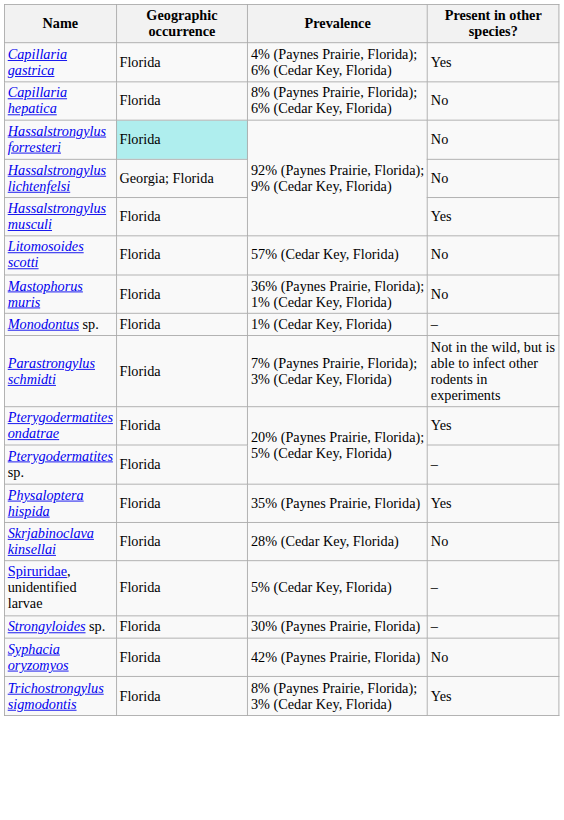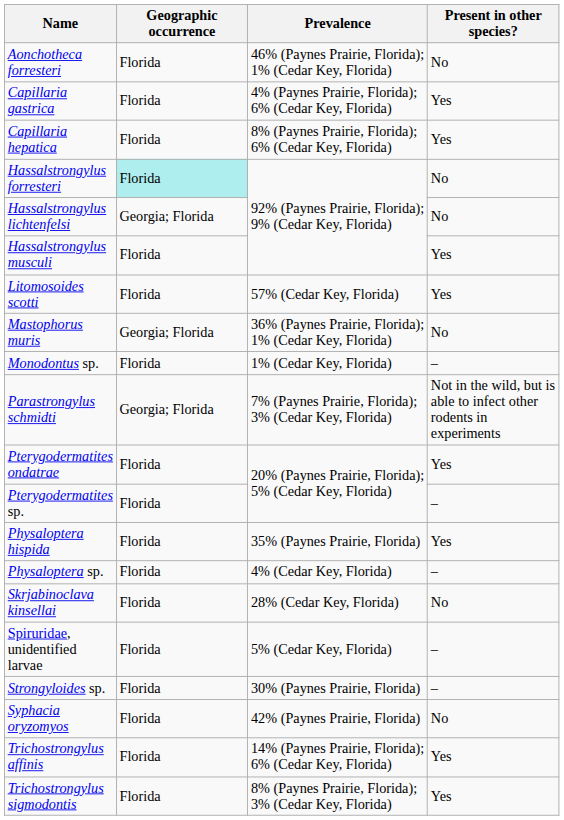+ row: (45, 62)
(440, 101) No -> (441, 139) Yes
(440, 255) No -> (441, 294) Yes
(140, 294) Florida -> (167, 332) Georgia; Florida
(140, 371) Florida -> (167, 409) Georgia; Florida
+ row: (56, 572)
+ row: (56, 757)
